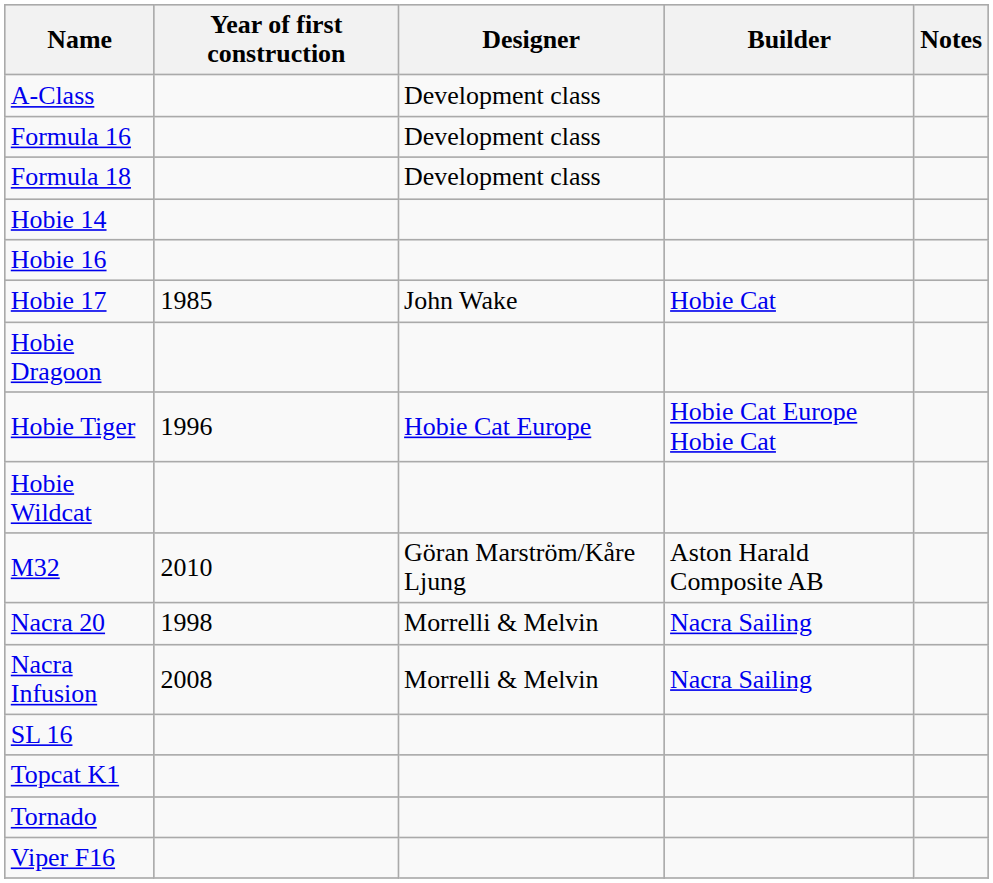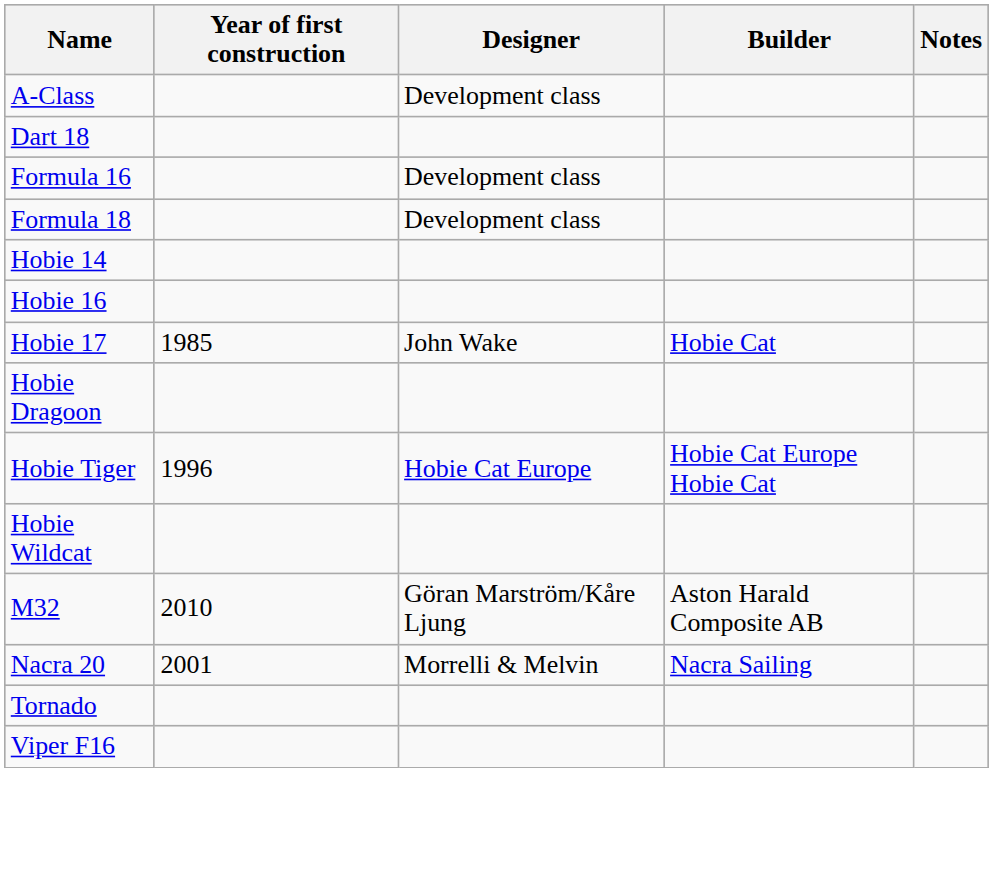+ row: (50, 136)
(186, 623) 1998 -> (186, 664) 2001
- row: (54, 678)
- row: (42, 734)
- row: (65, 775)
